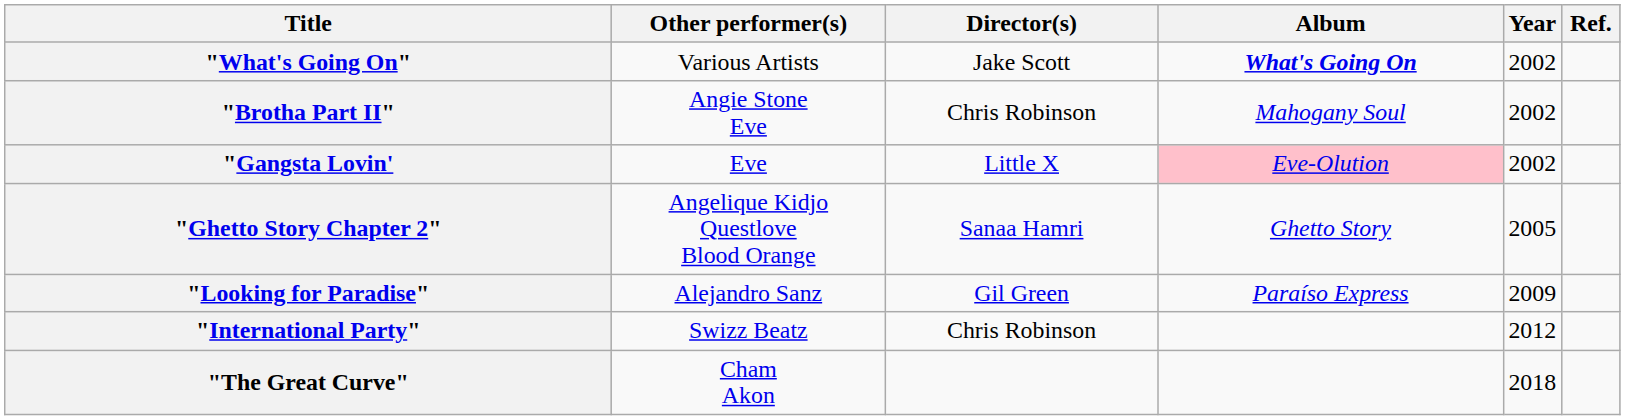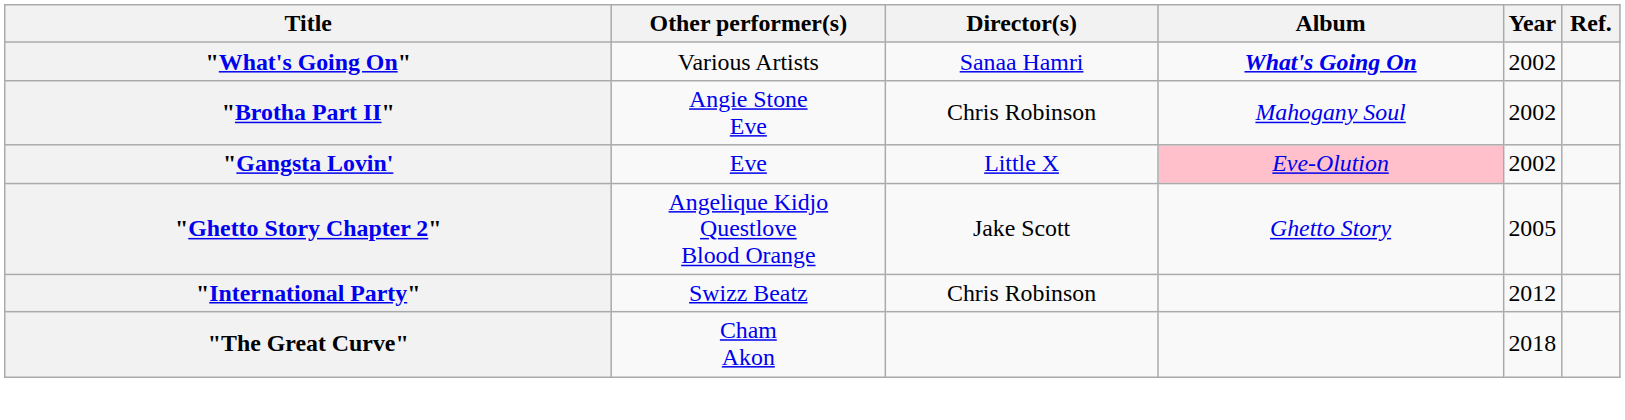(1022, 61) Jake Scott -> (1022, 61) Sanaa Hamri
(1022, 228) Sanaa Hamri -> (1022, 228) Jake Scott
- row: (308, 292)
